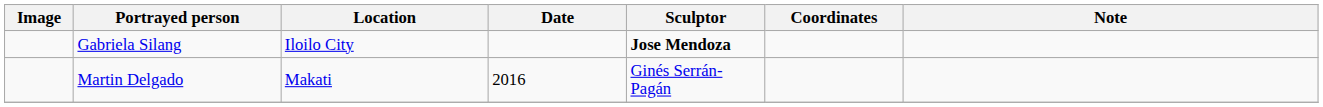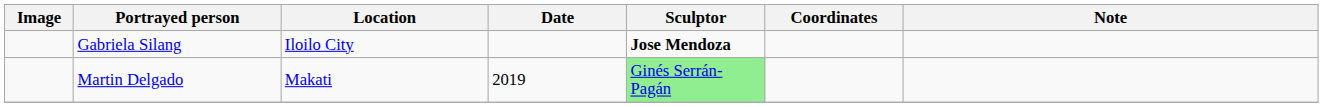(509, 79) 2016 -> (509, 79) 2019
(676, 79) no background -> (676, 79) lightgreen background
